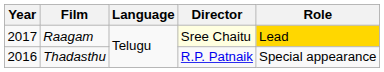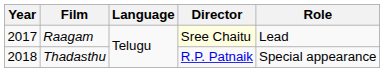(274, 36) gold background -> (274, 36) no background
(22, 57) 2016 -> (22, 57) 2018
